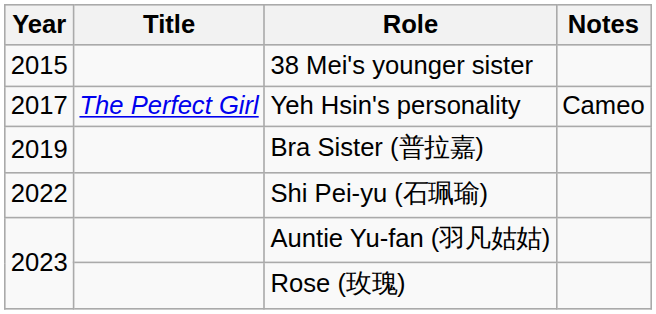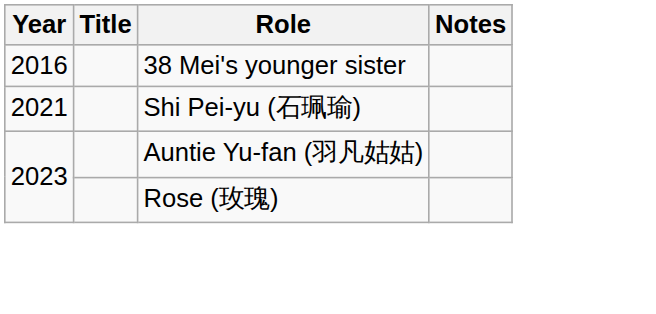(39, 65) 2015 -> (39, 65) 2016
- row: (396, 106)
- row: (377, 148)
(39, 194) 2022 -> (39, 108) 2021
